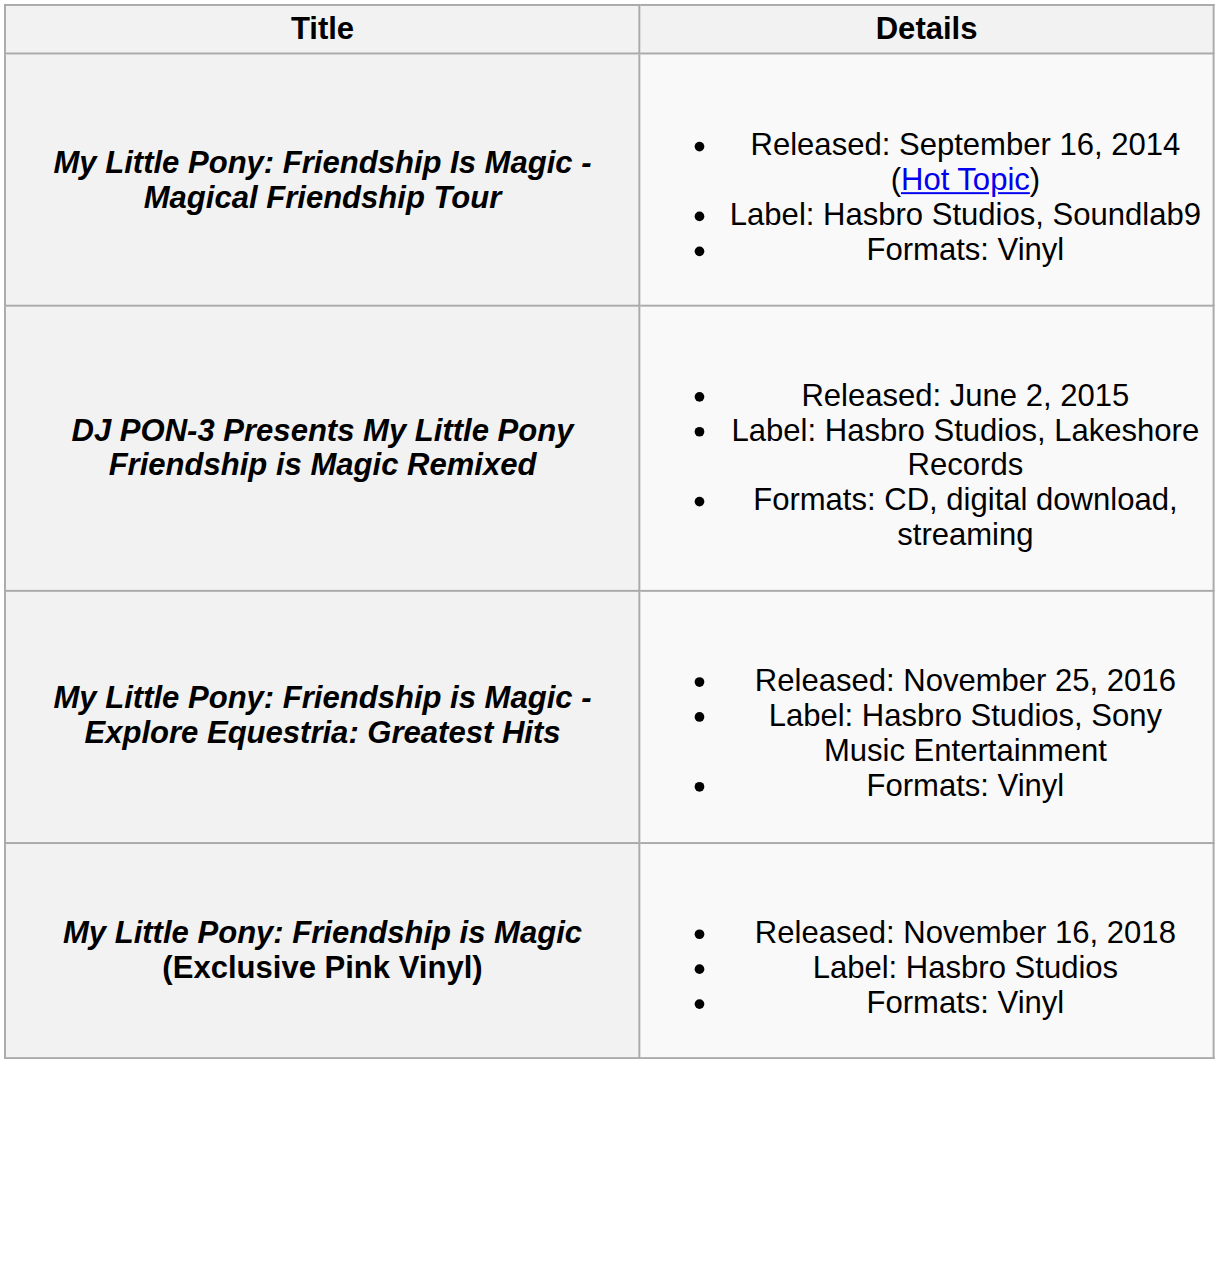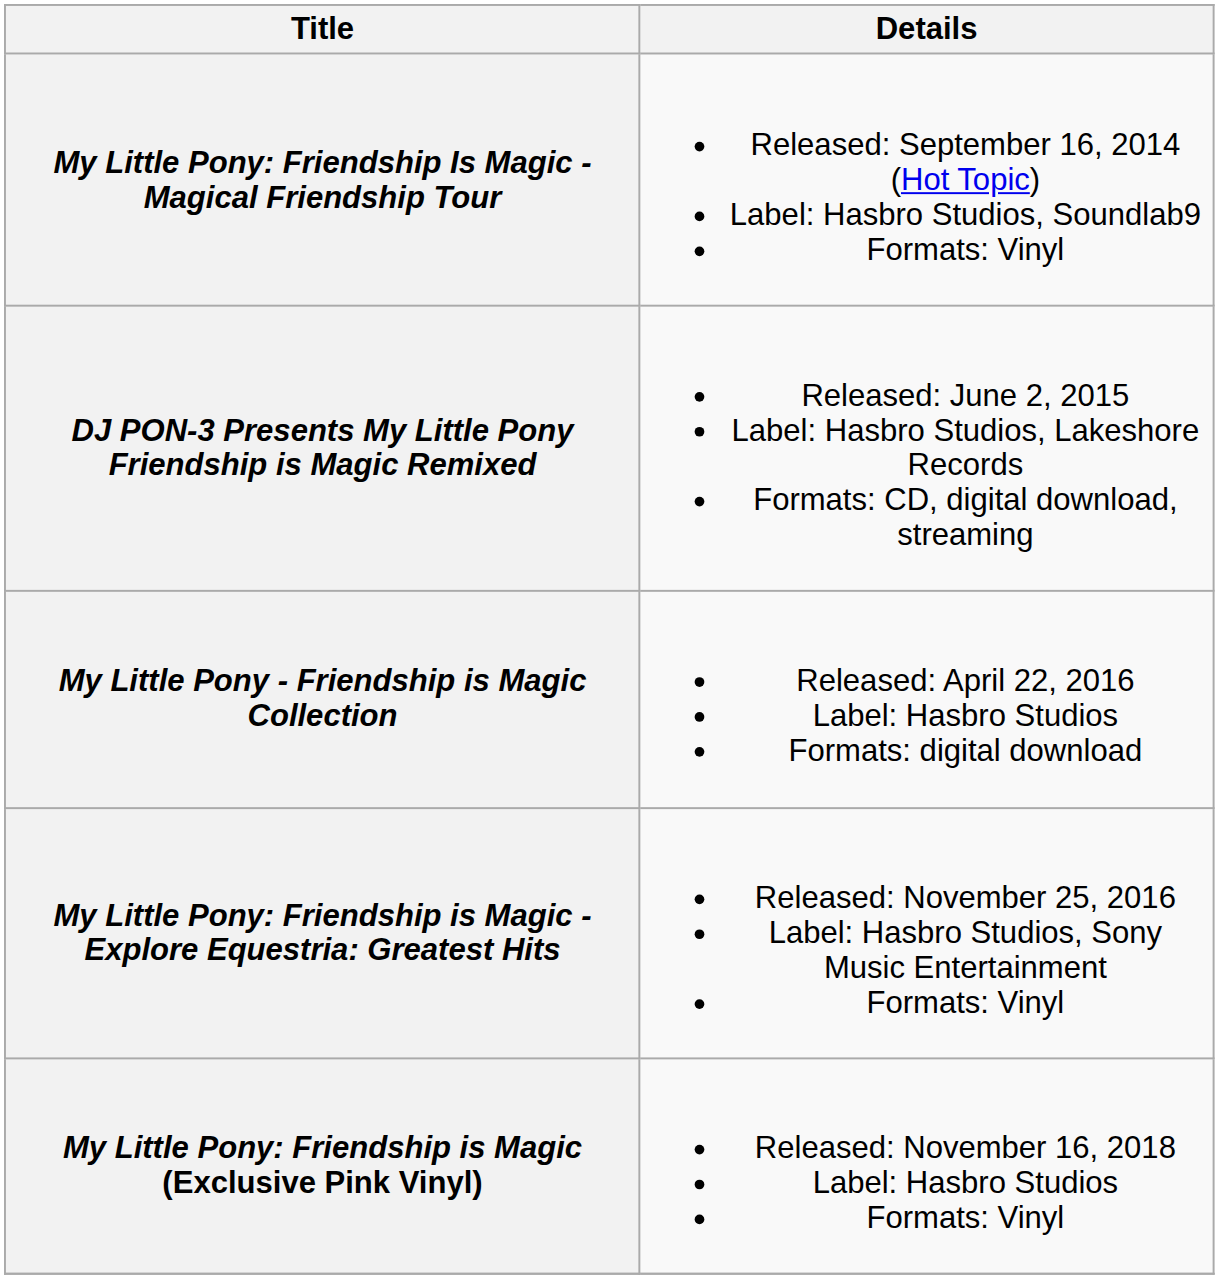+ row: (323, 698)
